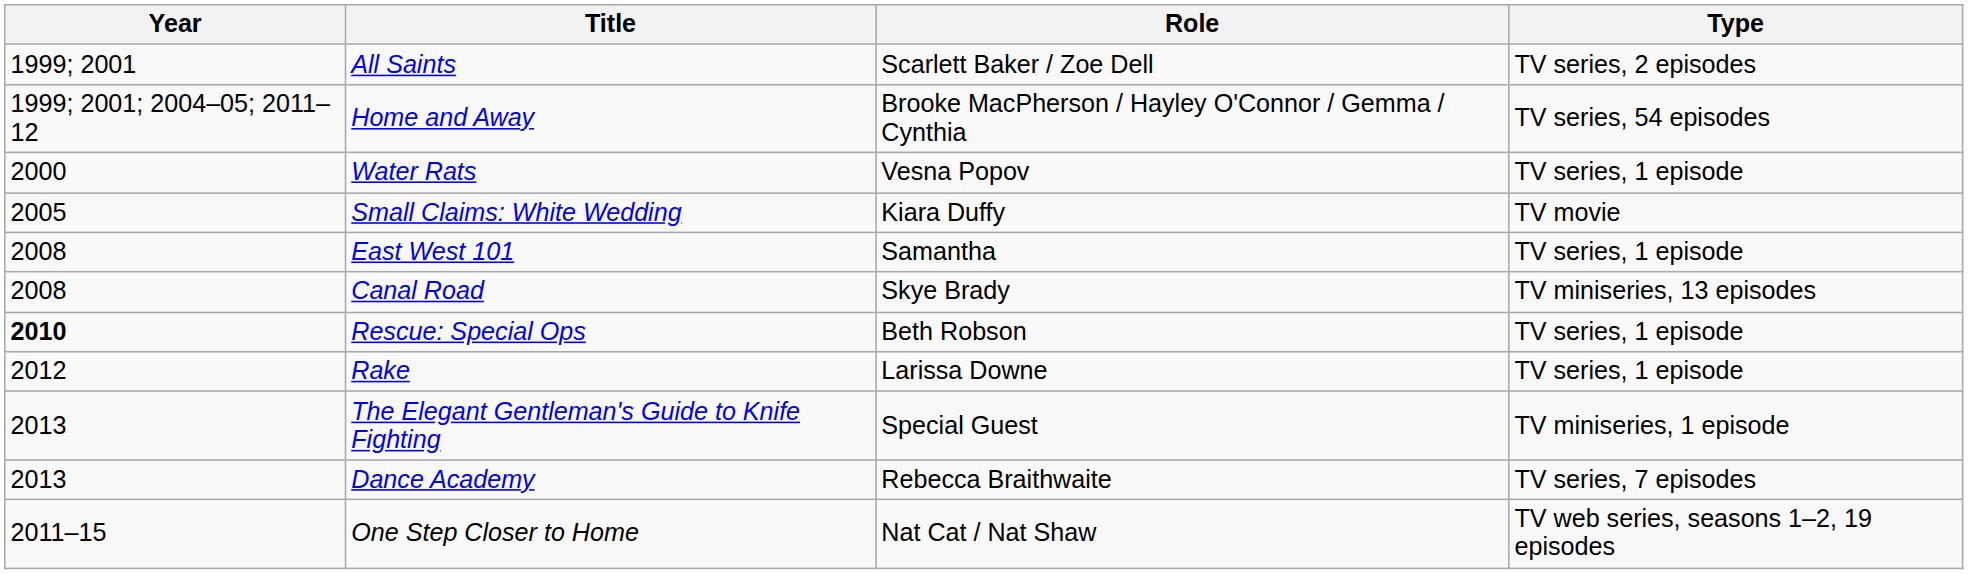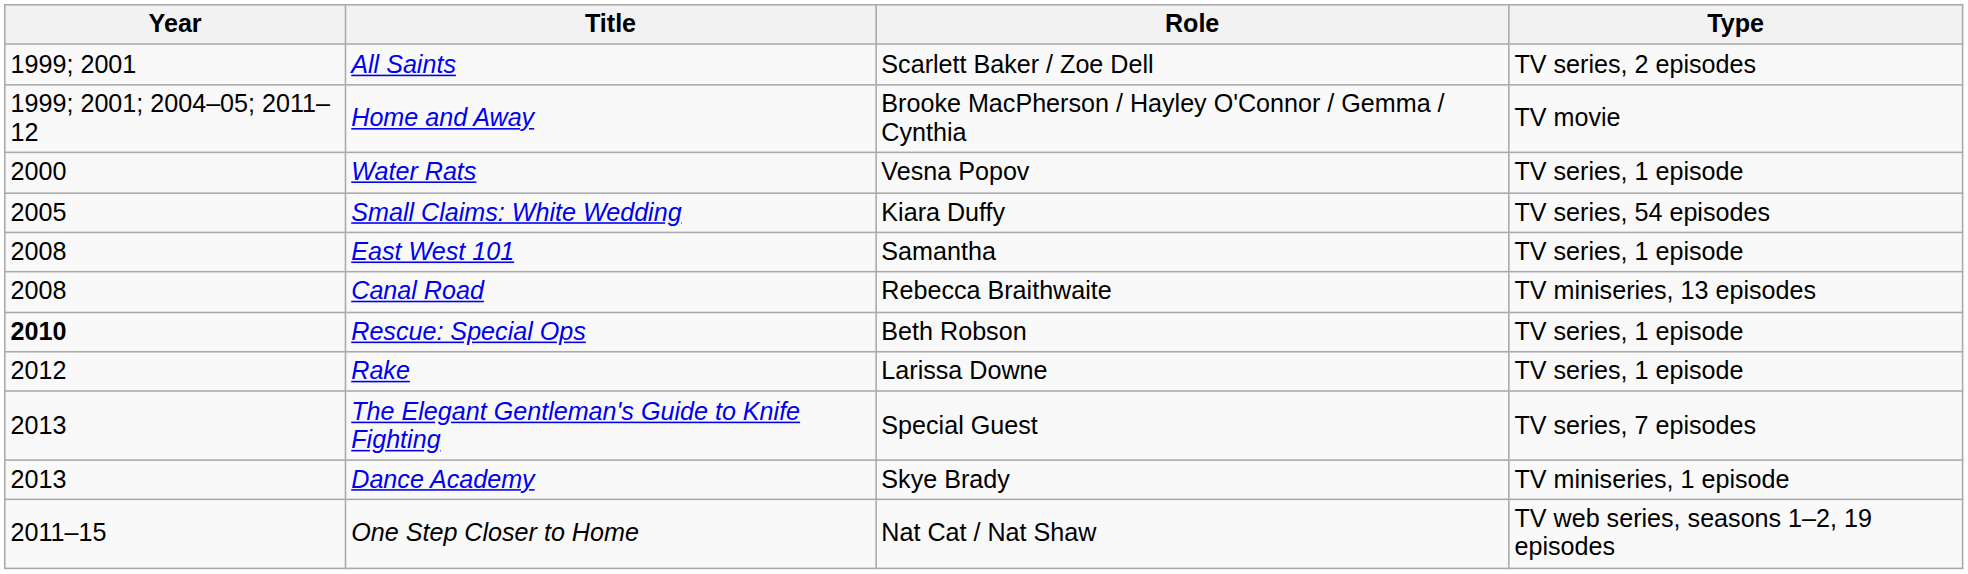(1642, 118) TV series, 54 episodes -> (1568, 118) TV movie
(1568, 212) TV movie -> (1642, 212) TV series, 54 episodes
(946, 291) Skye Brady -> (997, 291) Rebecca Braithwaite
(1652, 425) TV miniseries, 1 episode -> (1635, 425) TV series, 7 episodes
(997, 479) Rebecca Braithwaite -> (946, 479) Skye Brady
(1635, 479) TV series, 7 episodes -> (1652, 479) TV miniseries, 1 episode
